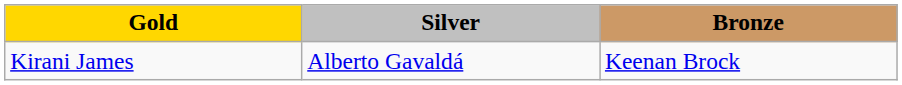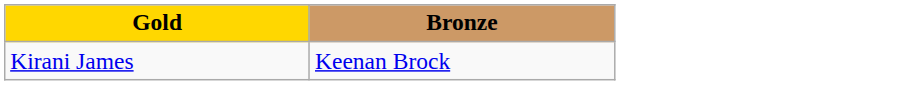- column: (451, 23)
